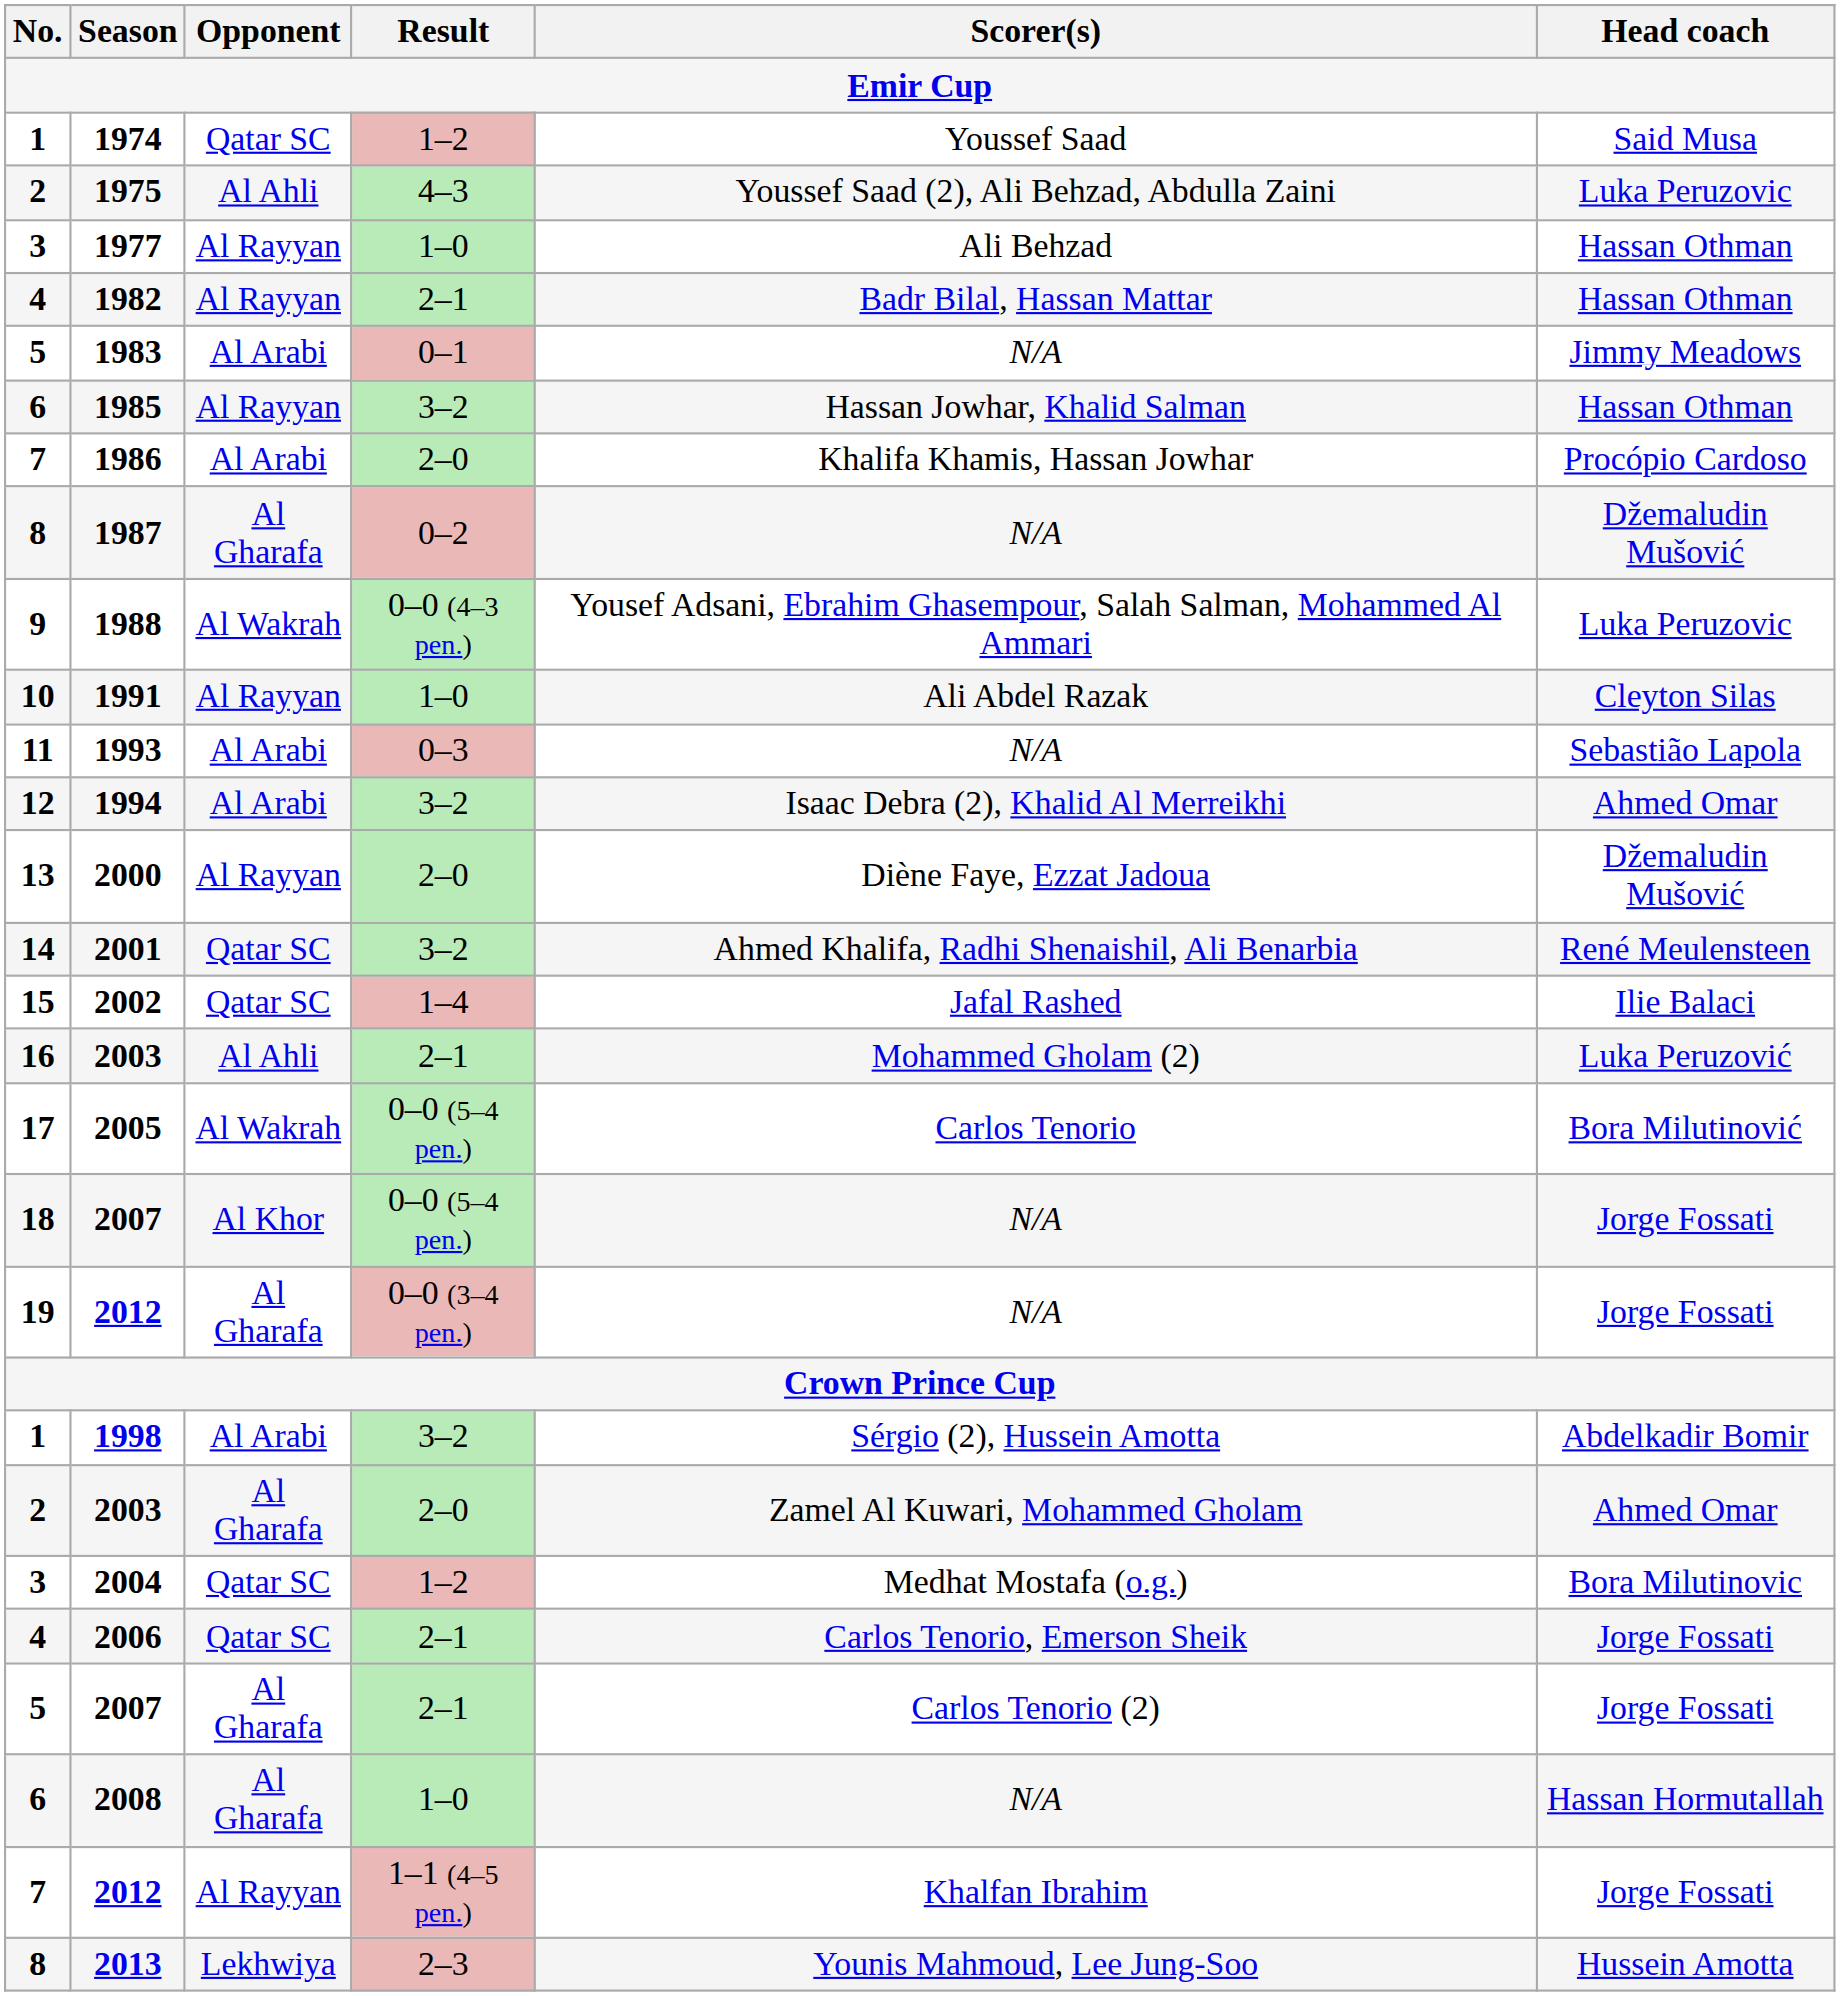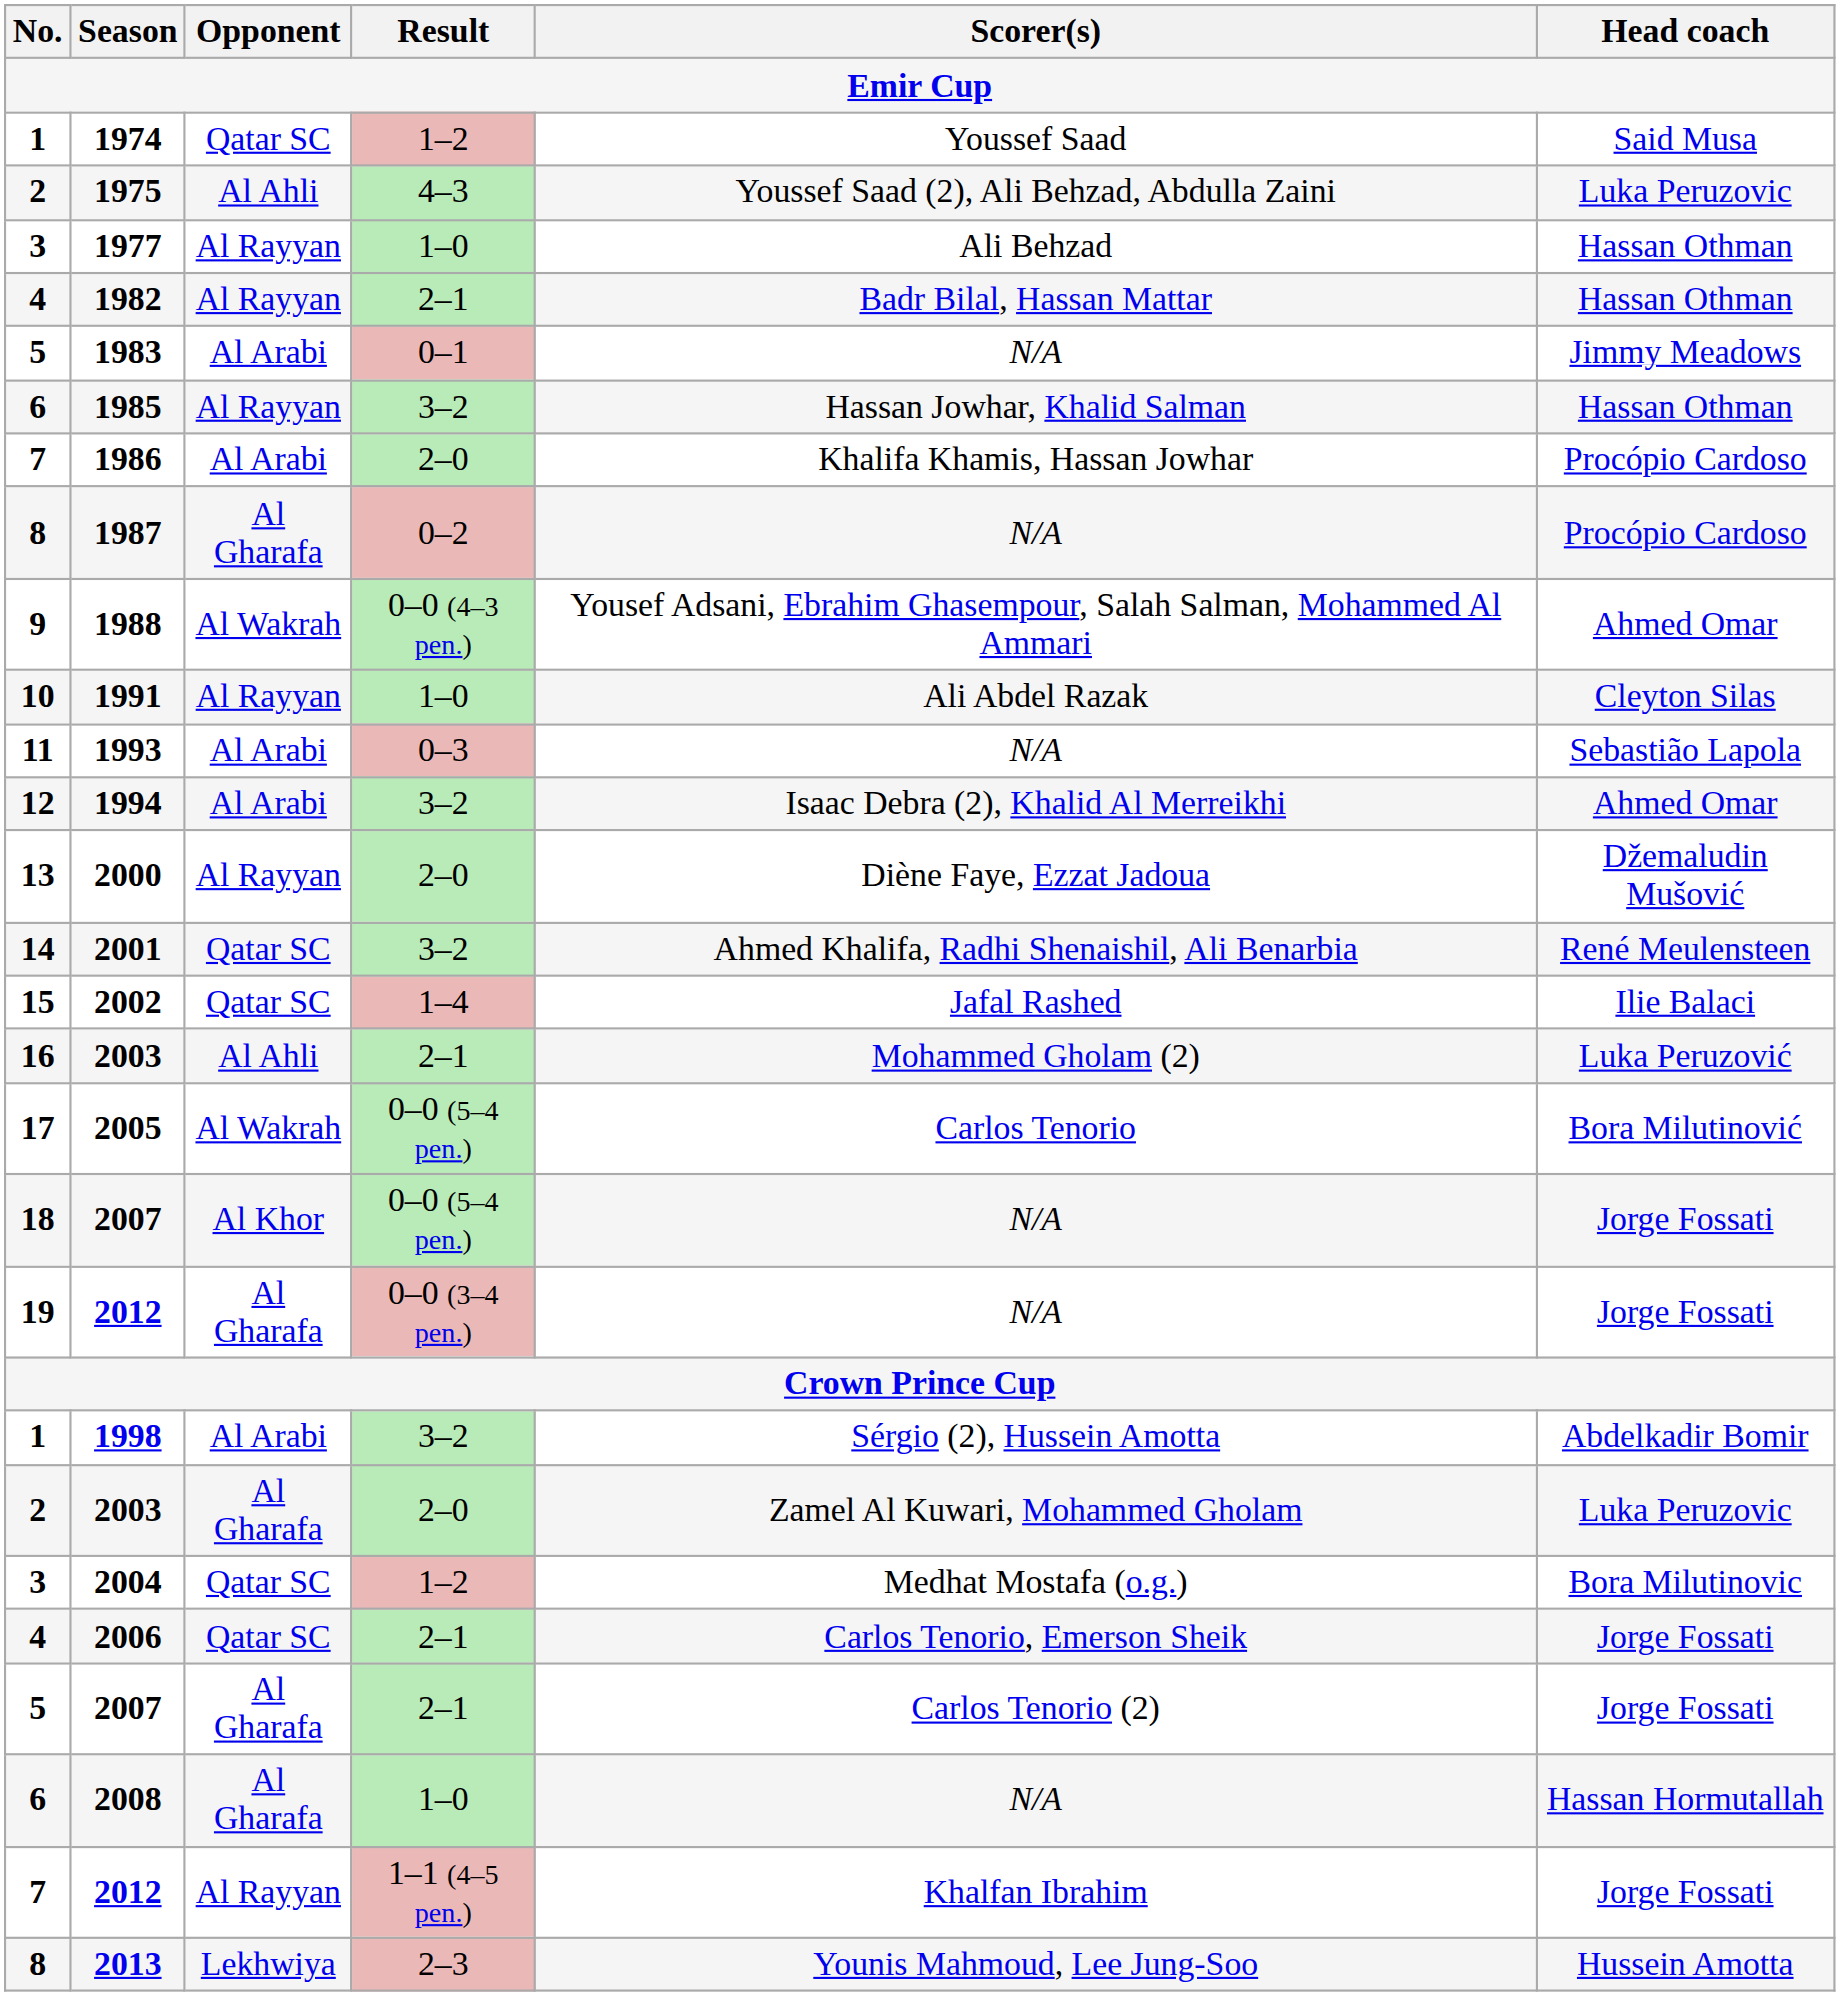(1685, 532) Džemaludin Mušović -> (1685, 532) Procópio Cardoso
(1685, 623) Luka Peruzovic -> (1685, 623) Ahmed Omar
(1685, 1509) Ahmed Omar -> (1685, 1509) Luka Peruzovic
